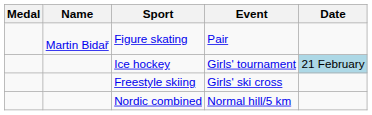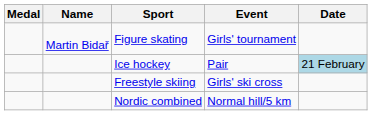(218, 39) Pair -> (252, 39) Girls' tournament
(252, 64) Girls' tournament -> (218, 64) Pair
